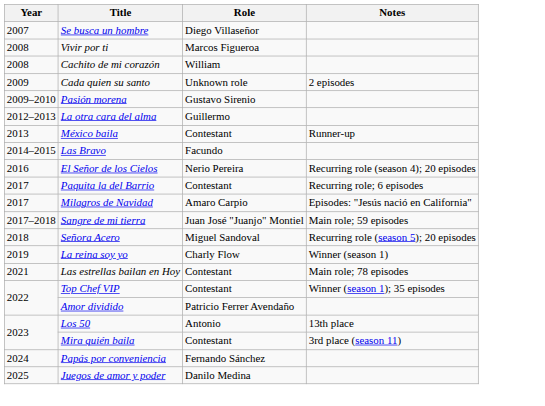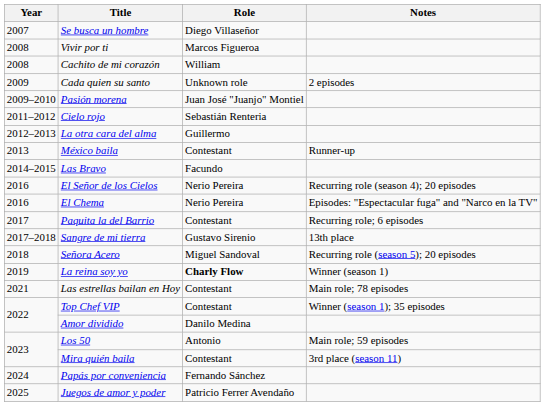(220, 99) Gustavo Sirenio -> (244, 99) Juan José "Juanjo" Montiel
+ row: (83, 116)
+ row: (82, 202)
- row: (107, 202)
(244, 220) Juan José "Juanjo" Montiel -> (220, 237) Gustavo Sirenio
(358, 220) Main role; 59 episodes -> (331, 237) 13th place
(212, 254) normal -> (214, 271) bold
(240, 306) Patricio Ferrer Avendaño -> (218, 323) Danilo Medina
(331, 323) 13th place -> (358, 340) Main role; 59 episodes
(218, 375) Danilo Medina -> (240, 392) Patricio Ferrer Avendaño
